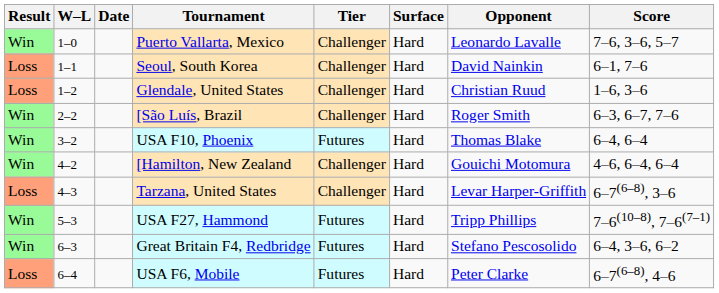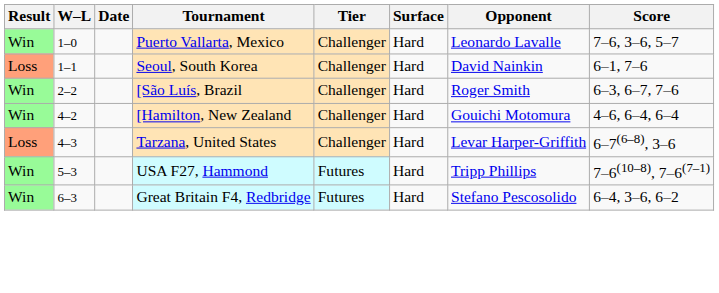- row: (210, 90)
- row: (195, 139)
- row: (188, 273)
